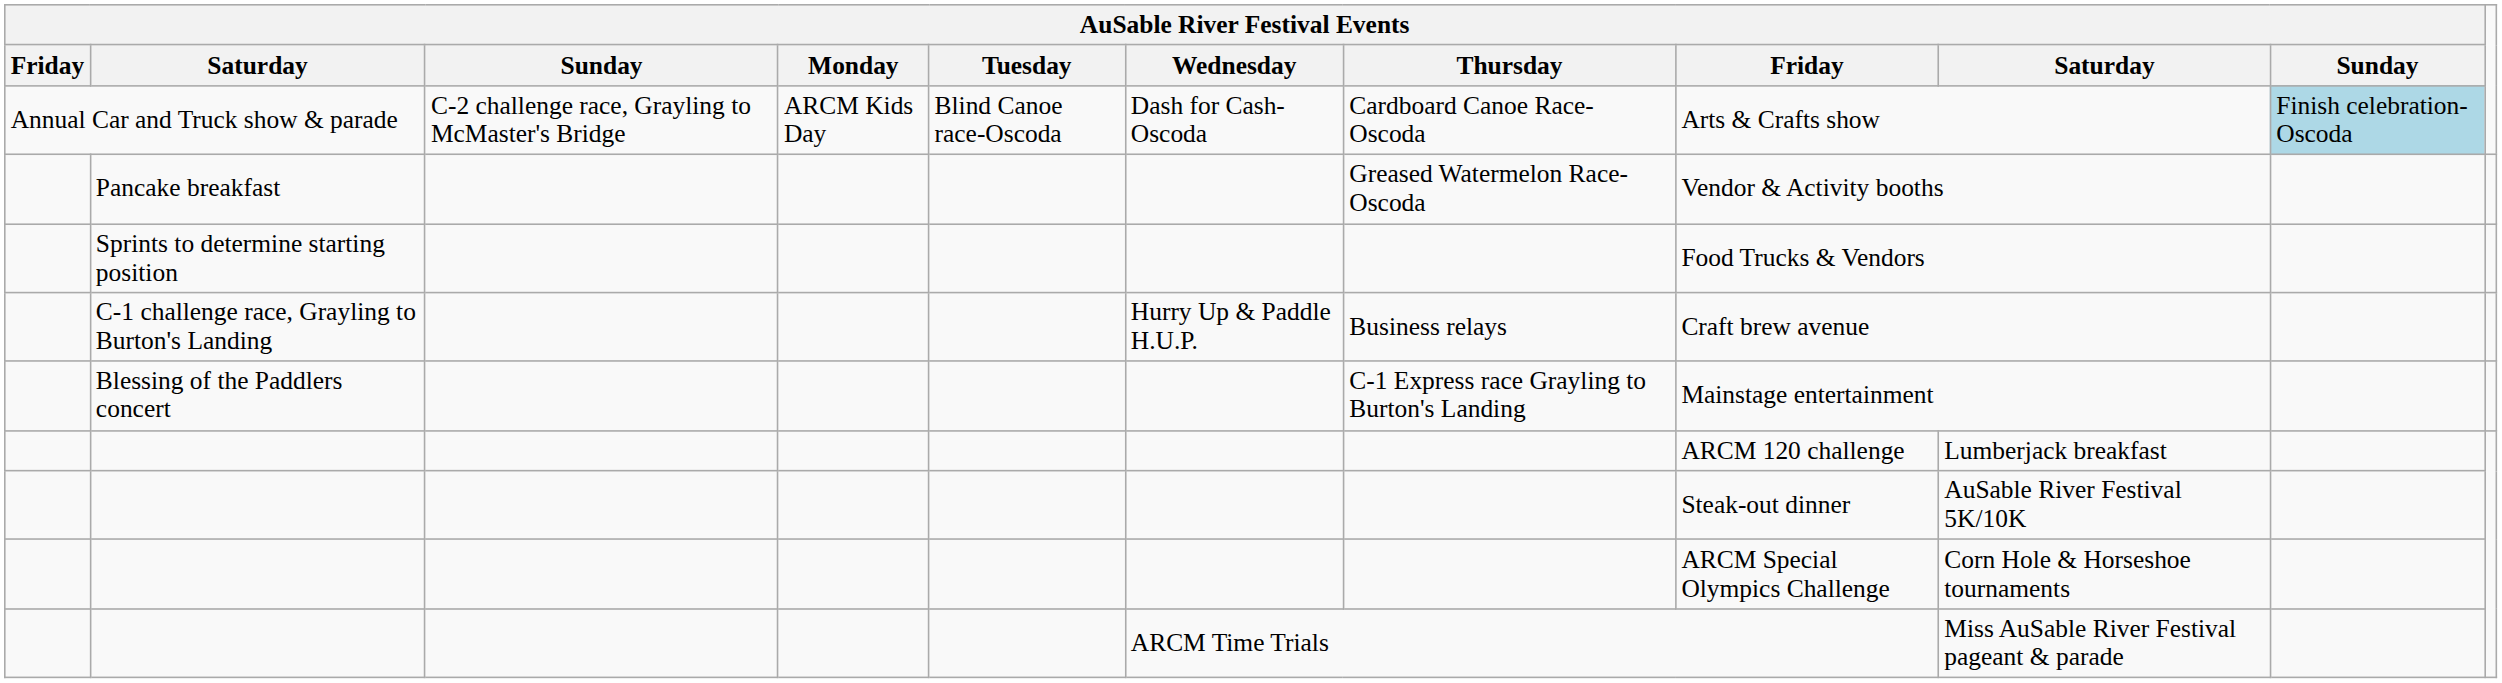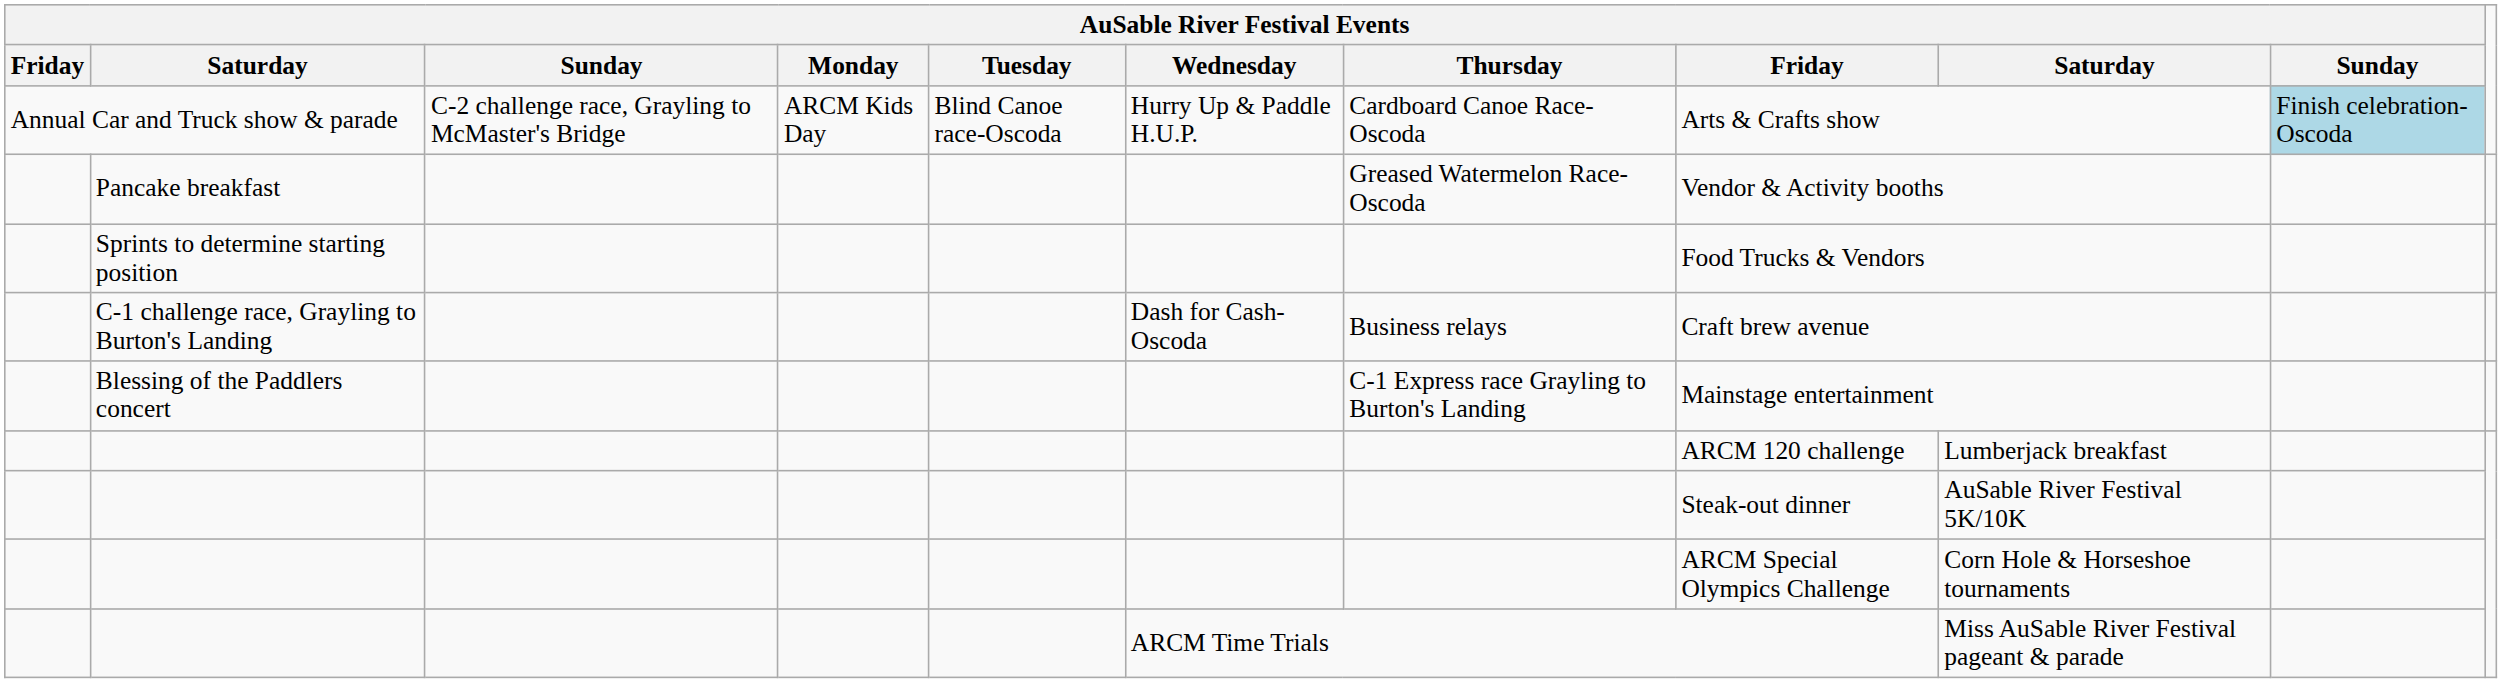(1208, 119) Dash for Cash-Oscoda -> (1231, 119) Hurry Up & Paddle H.U.P.
(1231, 326) Hurry Up & Paddle H.U.P. -> (1208, 326) Dash for Cash-Oscoda
